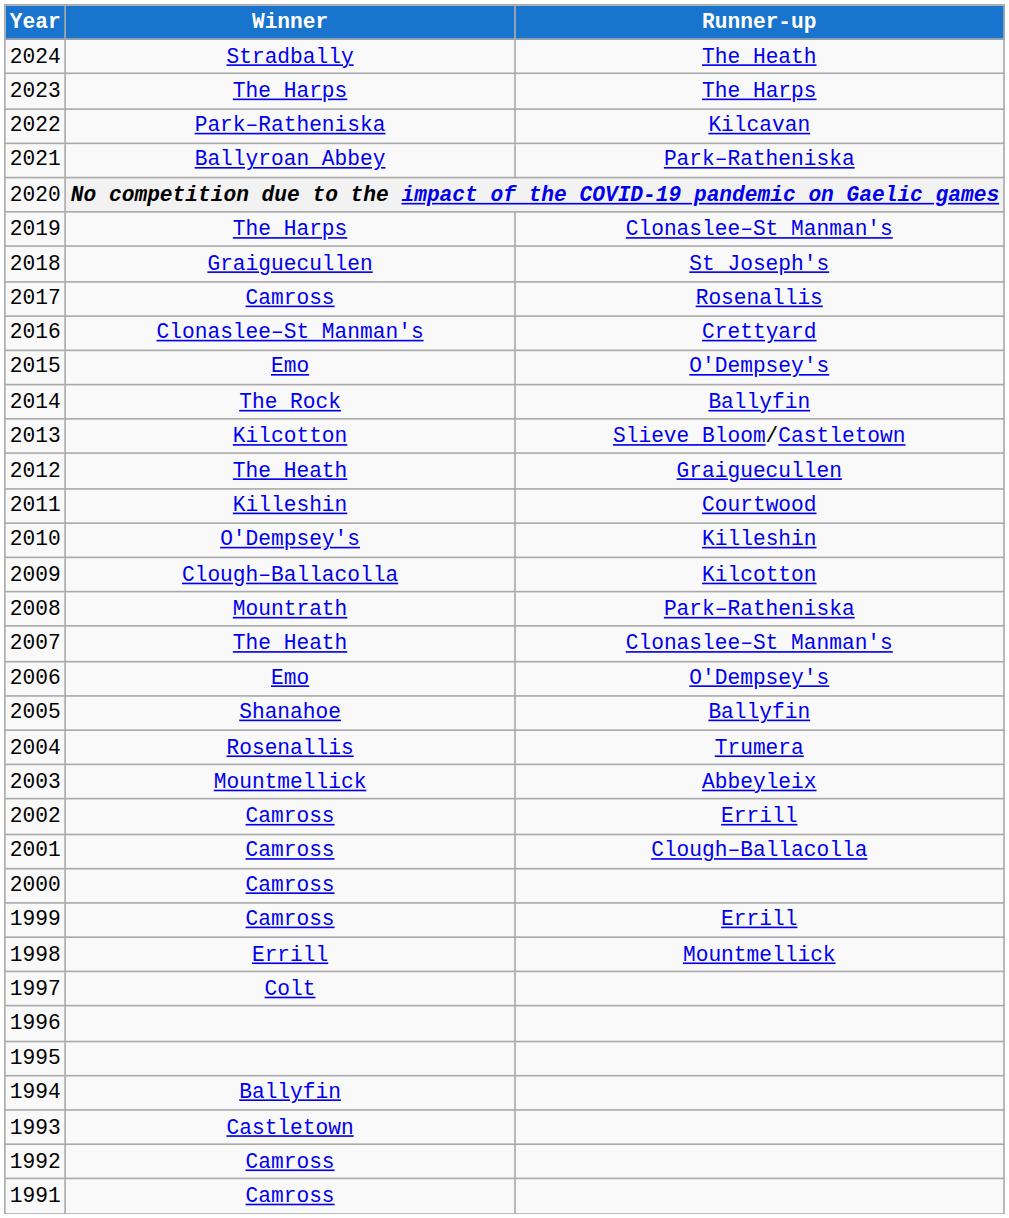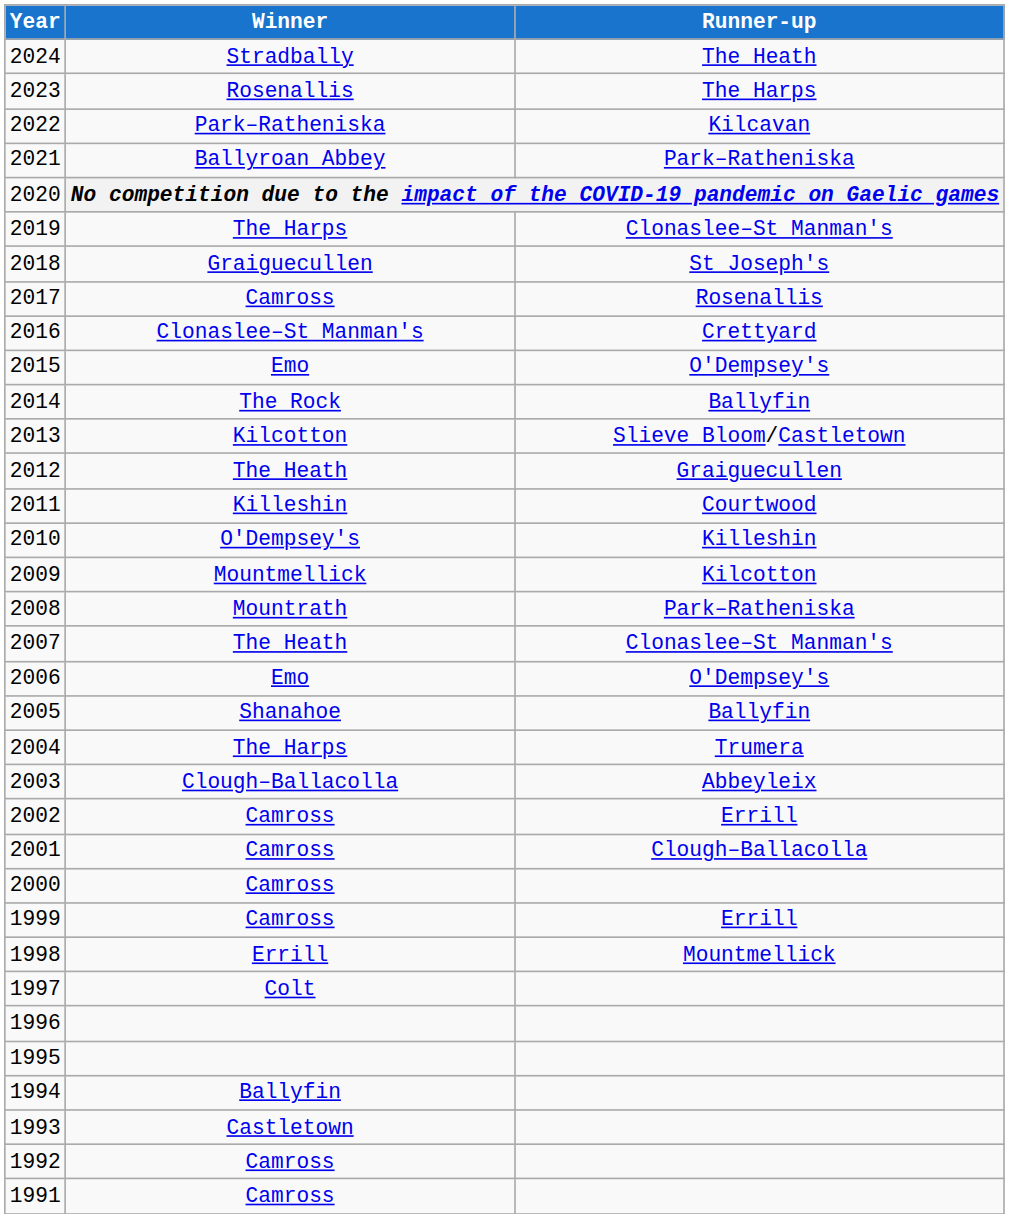(290, 91) The Harps -> (290, 91) Rosenallis
(290, 575) Clough–Ballacolla -> (290, 575) Mountmellick
(290, 747) Rosenallis -> (290, 747) The Harps
(290, 782) Mountmellick -> (290, 782) Clough–Ballacolla
